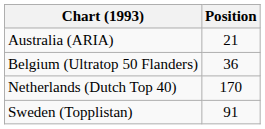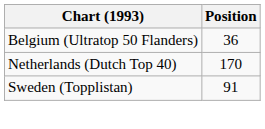- row: (61, 40)
